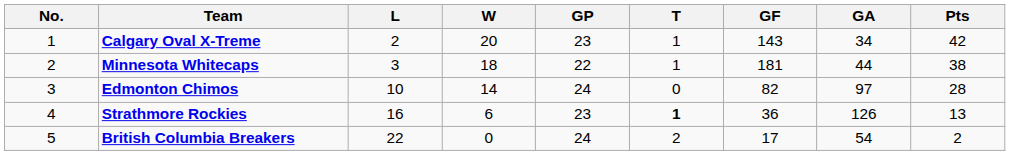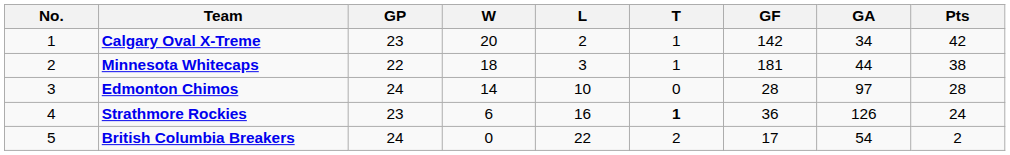columns swapped: (583, 16) <-> (395, 16)
(770, 41) 143 -> (770, 41) 142
(770, 89) 82 -> (770, 89) 28
(958, 114) 13 -> (958, 114) 24
